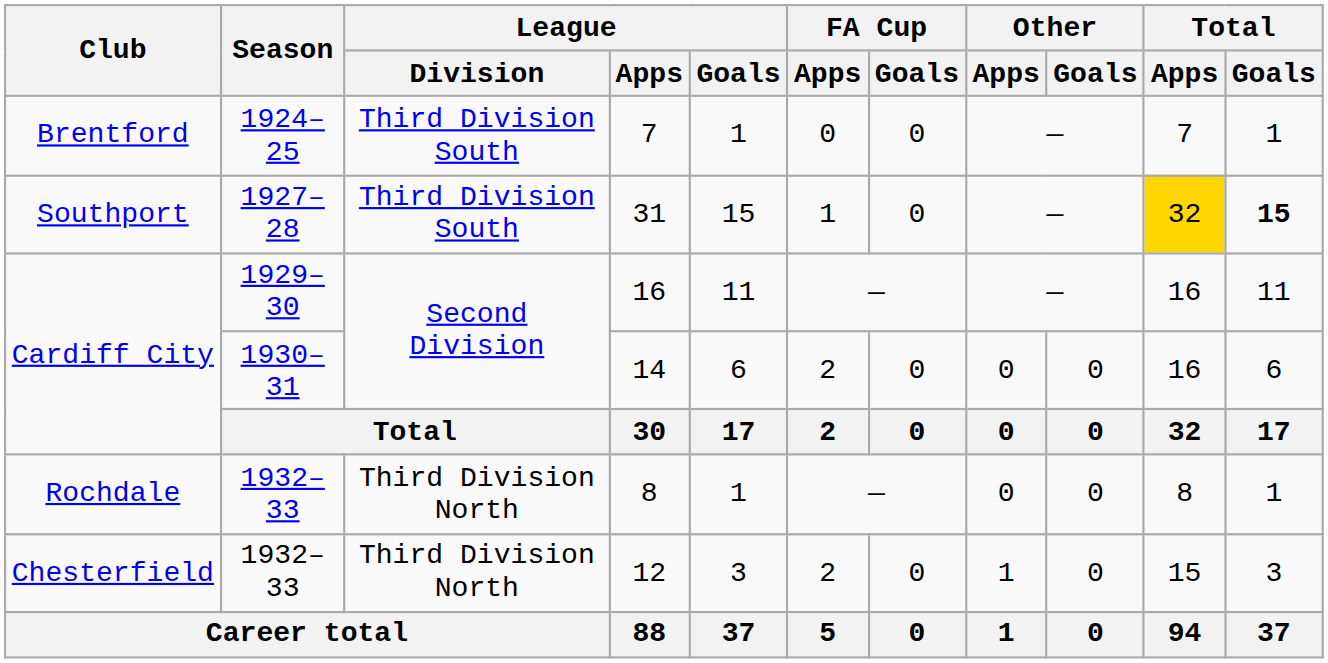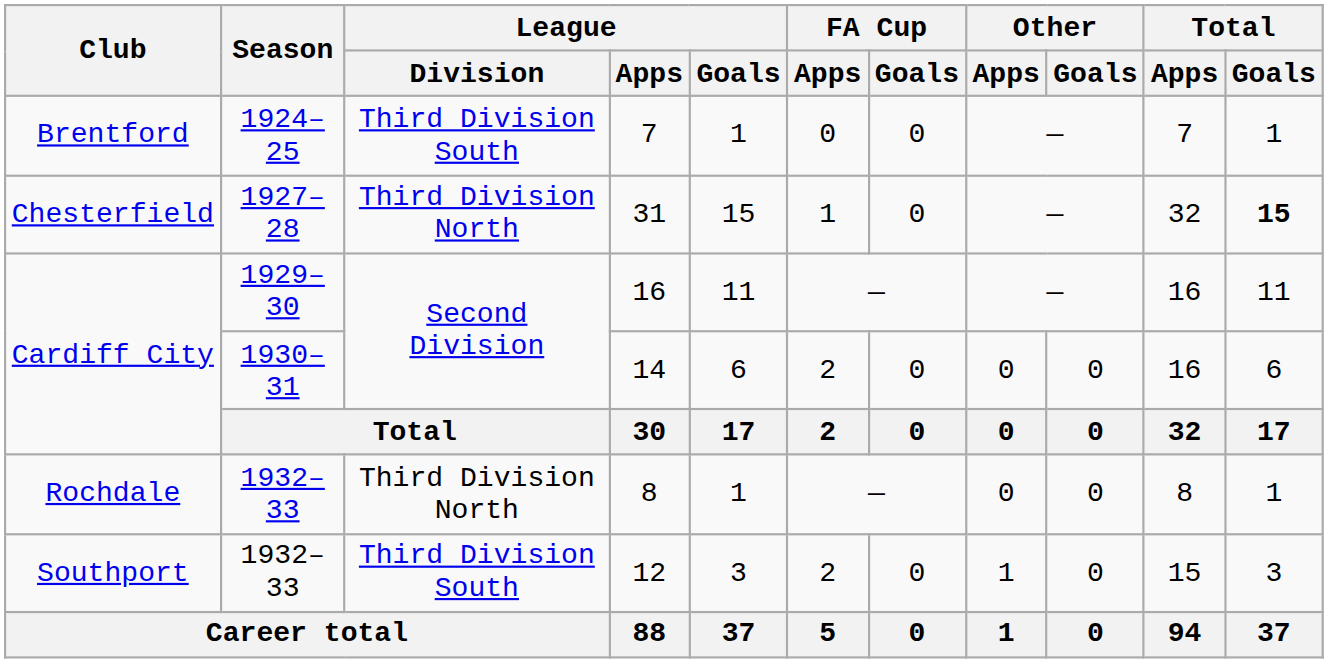(113, 214) Southport -> (113, 214) Chesterfield
(477, 214) Third Division South -> (477, 214) Third Division North
(1185, 214) gold background -> (1185, 214) no background
(113, 572) Chesterfield -> (113, 572) Southport
(477, 572) Third Division North -> (477, 572) Third Division South
